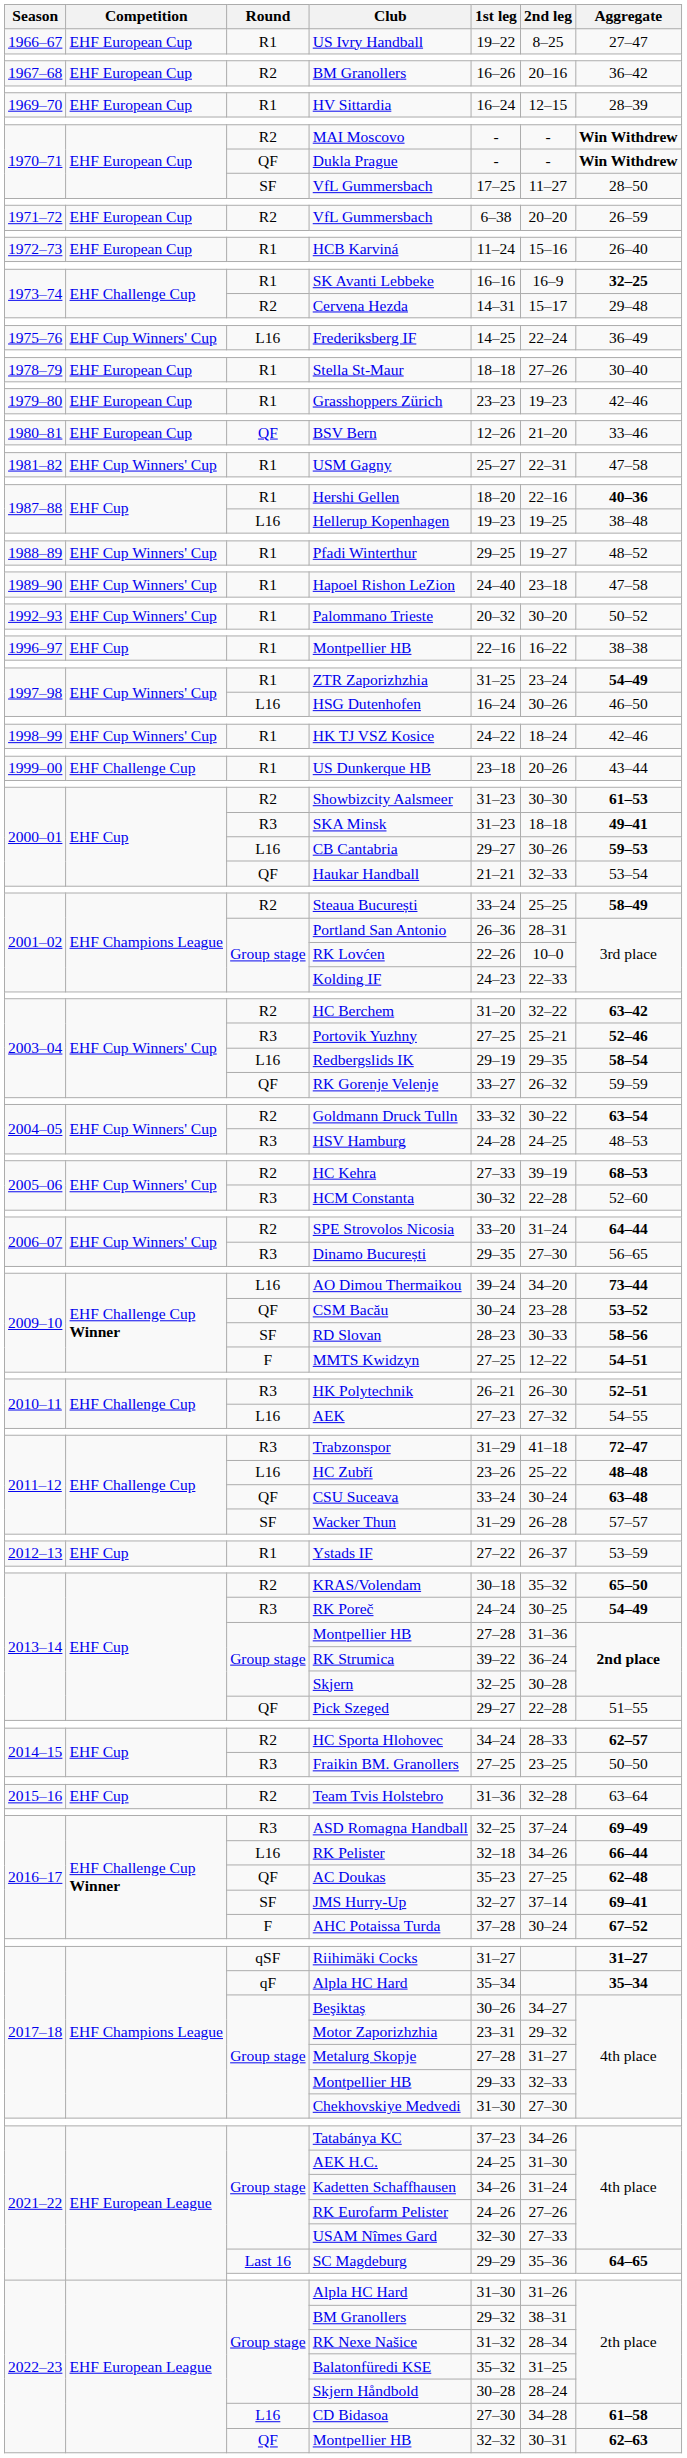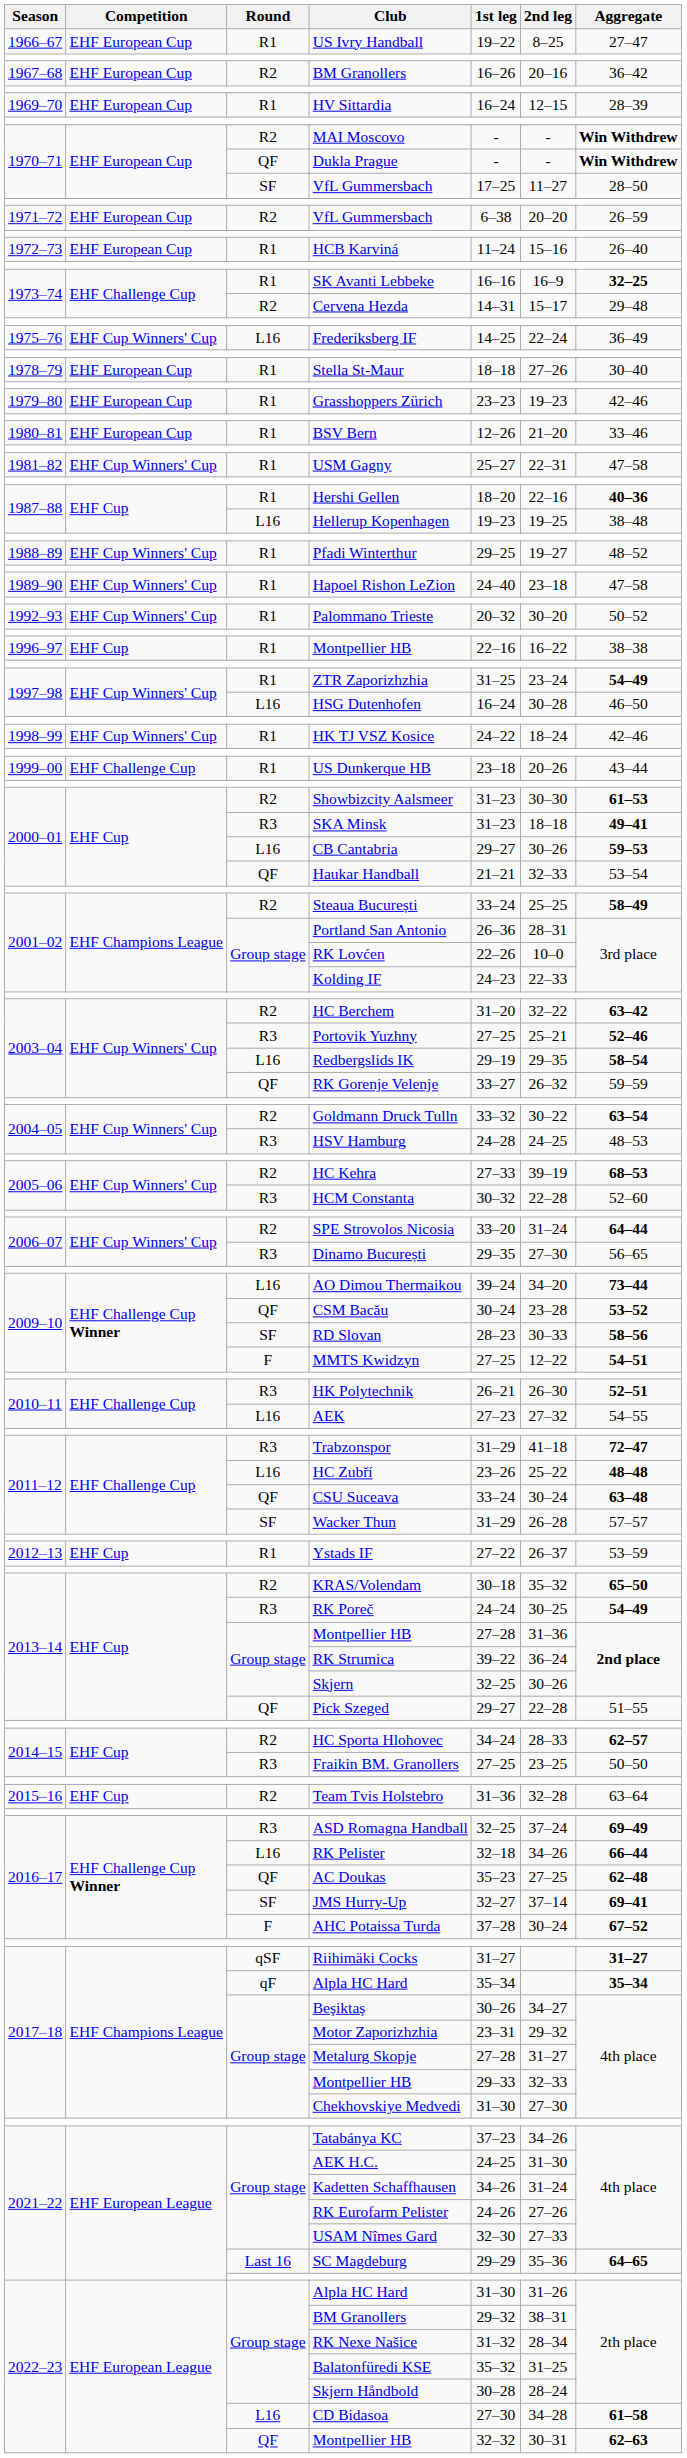(268, 432) QF -> (268, 432) R1
(548, 704) 30–26 -> (548, 704) 30–28
(548, 1683) 30–28 -> (548, 1683) 30–26
